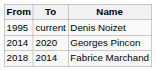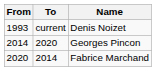(17, 27) 1995 -> (17, 27) 1993
(17, 58) 2018 -> (17, 58) 2020
